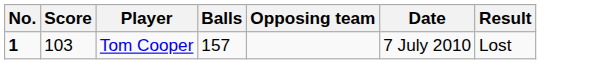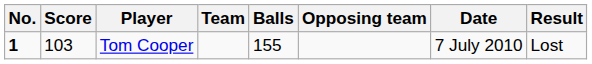+ column: (223, 18)
(216, 46) 157 -> (267, 46) 155
